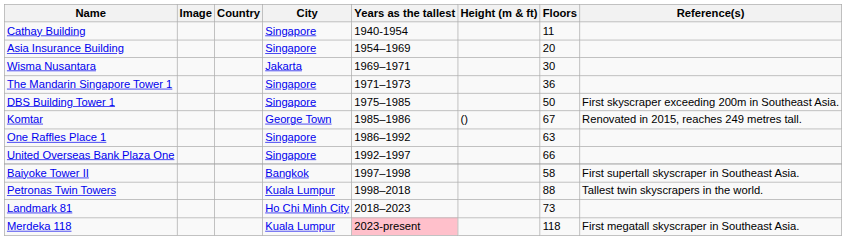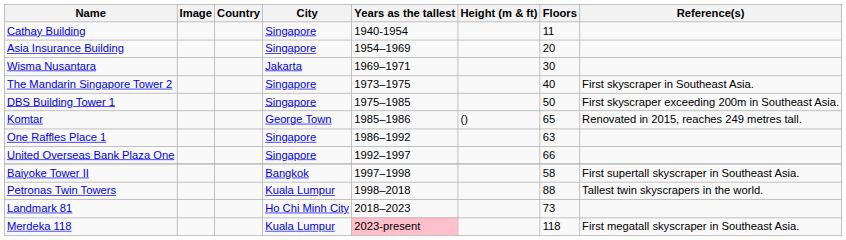- row: (90, 84)
+ row: (90, 84)
(549, 119) 67 -> (549, 119) 65
